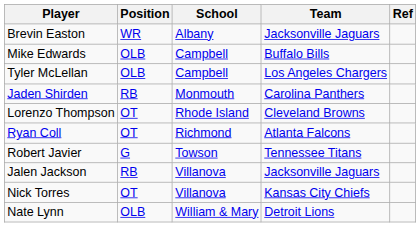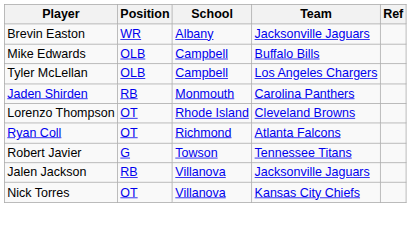- row: (35, 212)
